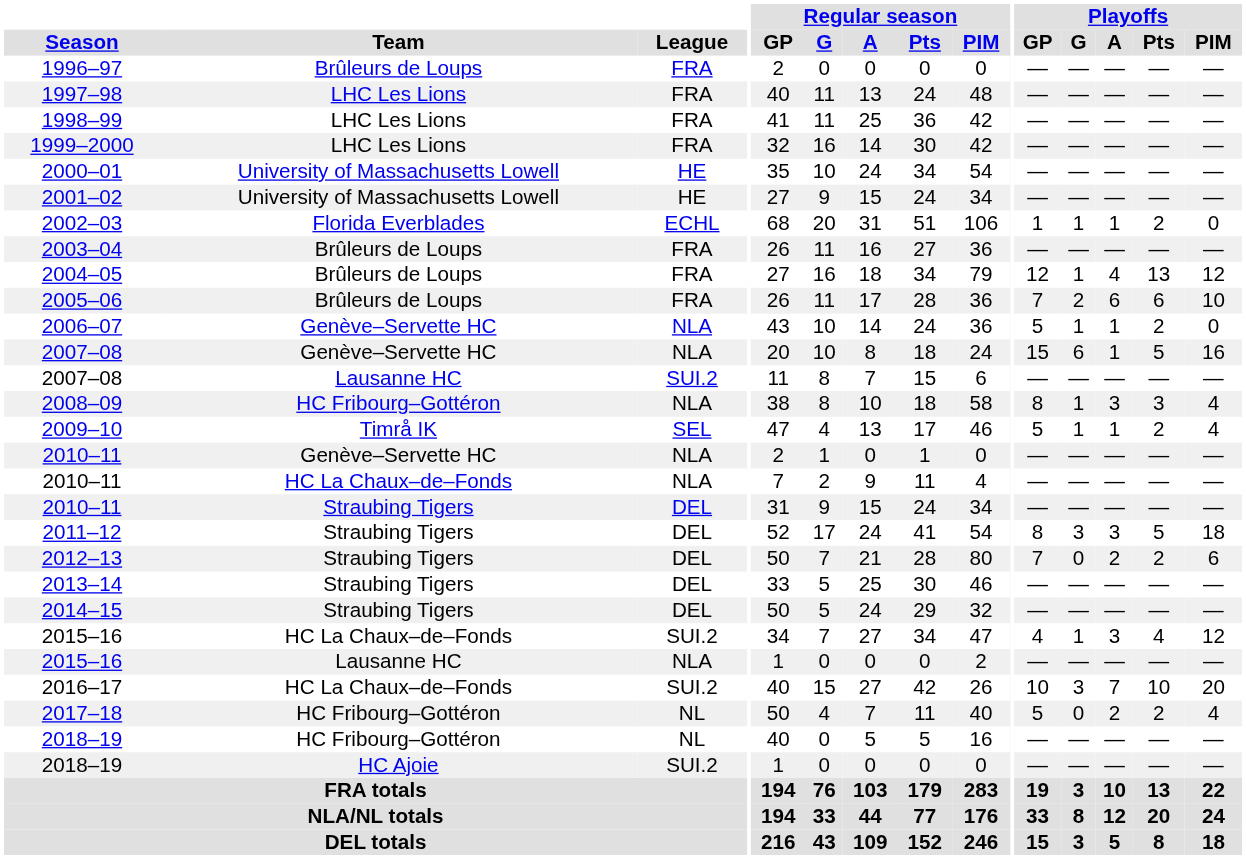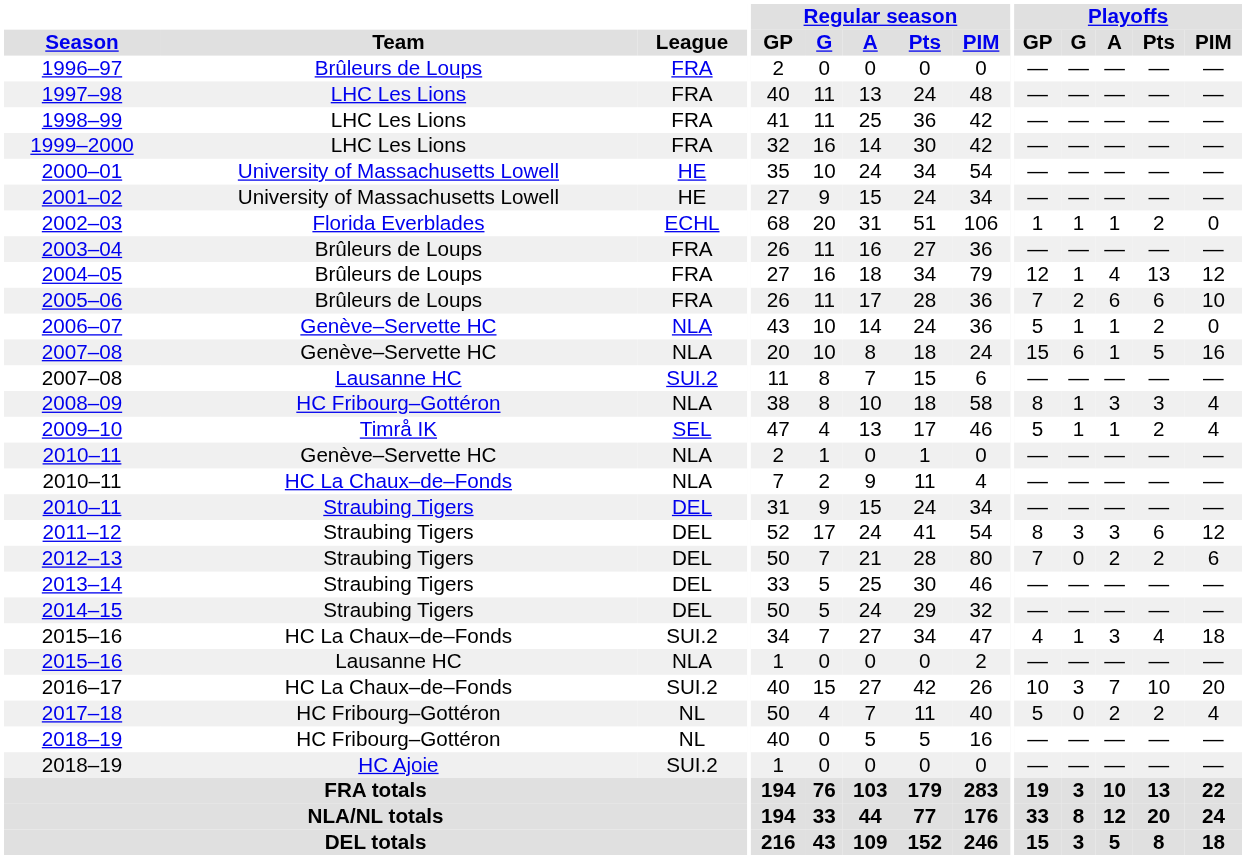(1159, 532) 5 -> (1159, 532) 6
(1213, 532) 18 -> (1213, 532) 12
(1213, 635) 12 -> (1213, 635) 18
